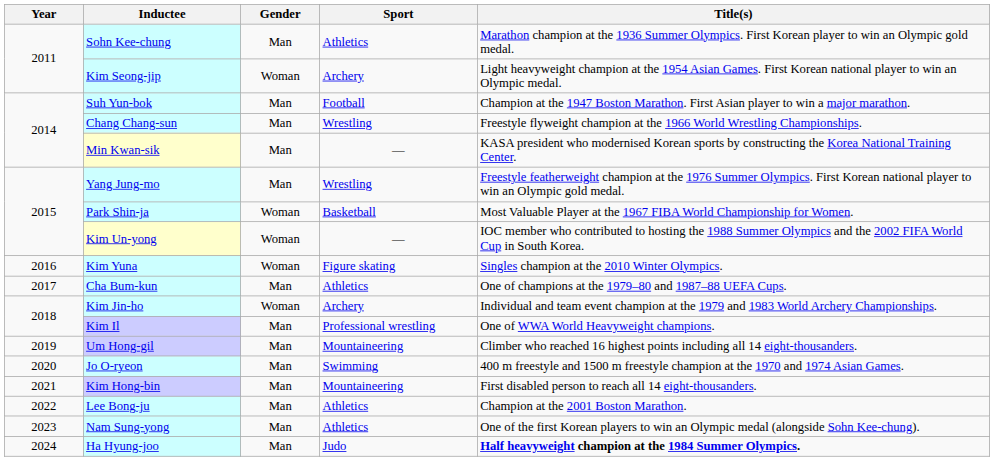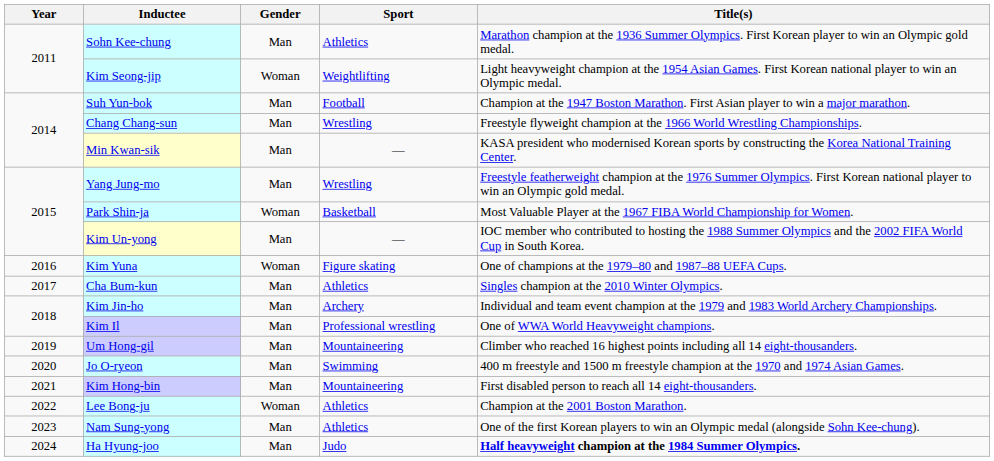(343, 75) Archery -> (356, 75) Weightlifting
(280, 238) Woman -> (280, 238) Man
(601, 266) Singles champion at the 2010 Winter Olympics. -> (633, 266) One of champions at the 1979–80 and 1987–88 UEFA Cups.
(633, 286) One of champions at the 1979–80 and 1987–88 UEFA Cups. -> (601, 286) Singles champion at the 2010 Winter Olympics.
(280, 306) Woman -> (280, 306) Man
(280, 406) Man -> (280, 406) Woman
